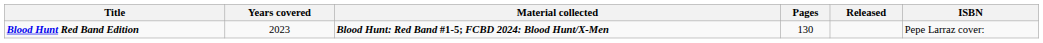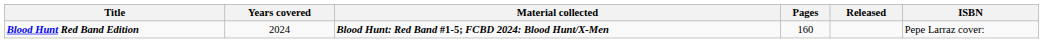(280, 29) 2023 -> (280, 29) 2024
(805, 29) 130 -> (805, 29) 160
